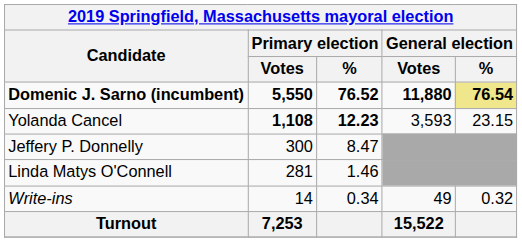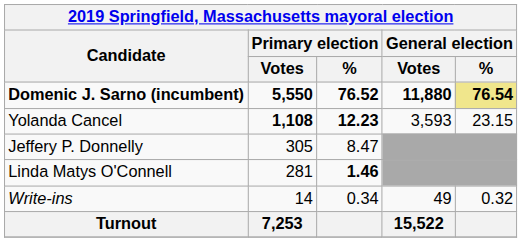(299, 146) 300 -> (299, 146) 305
(363, 172) normal -> (363, 172) bold
